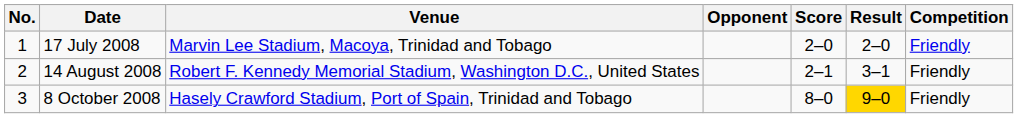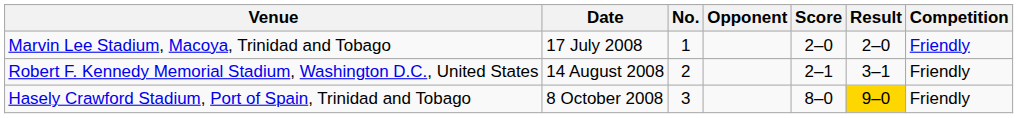columns swapped: (22, 17) <-> (434, 17)
